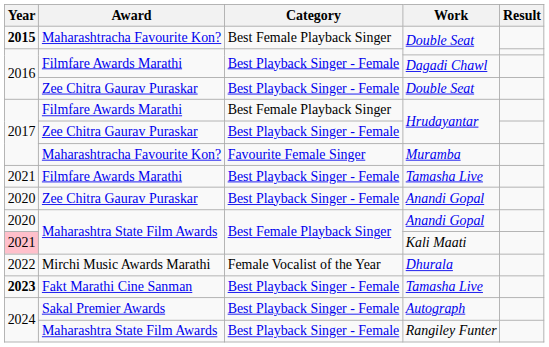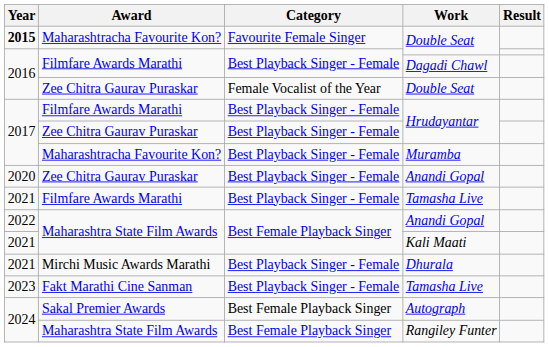(309, 37) Best Female Playback Singer -> (296, 37) Favourite Female Singer
(313, 88) Best Playback Singer - Female -> (304, 88) Female Vocalist of the Year
(309, 110) Best Female Playback Singer -> (313, 110) Best Playback Singer - Female
(296, 154) Favourite Female Singer -> (313, 154) Best Playback Singer - Female
rows swapped: (120, 198) <-> (112, 176)
(22, 220) 2020 -> (22, 220) 2022
(22, 242) pink background -> (22, 242) no background
(22, 264) 2022 -> (22, 264) 2021
(304, 264) Female Vocalist of the Year -> (313, 264) Best Playback Singer - Female
(22, 286) bold -> (22, 286) normal
(313, 308) Best Playback Singer - Female -> (309, 308) Best Female Playback Singer
(313, 331) Best Playback Singer - Female -> (309, 331) Best Female Playback Singer
